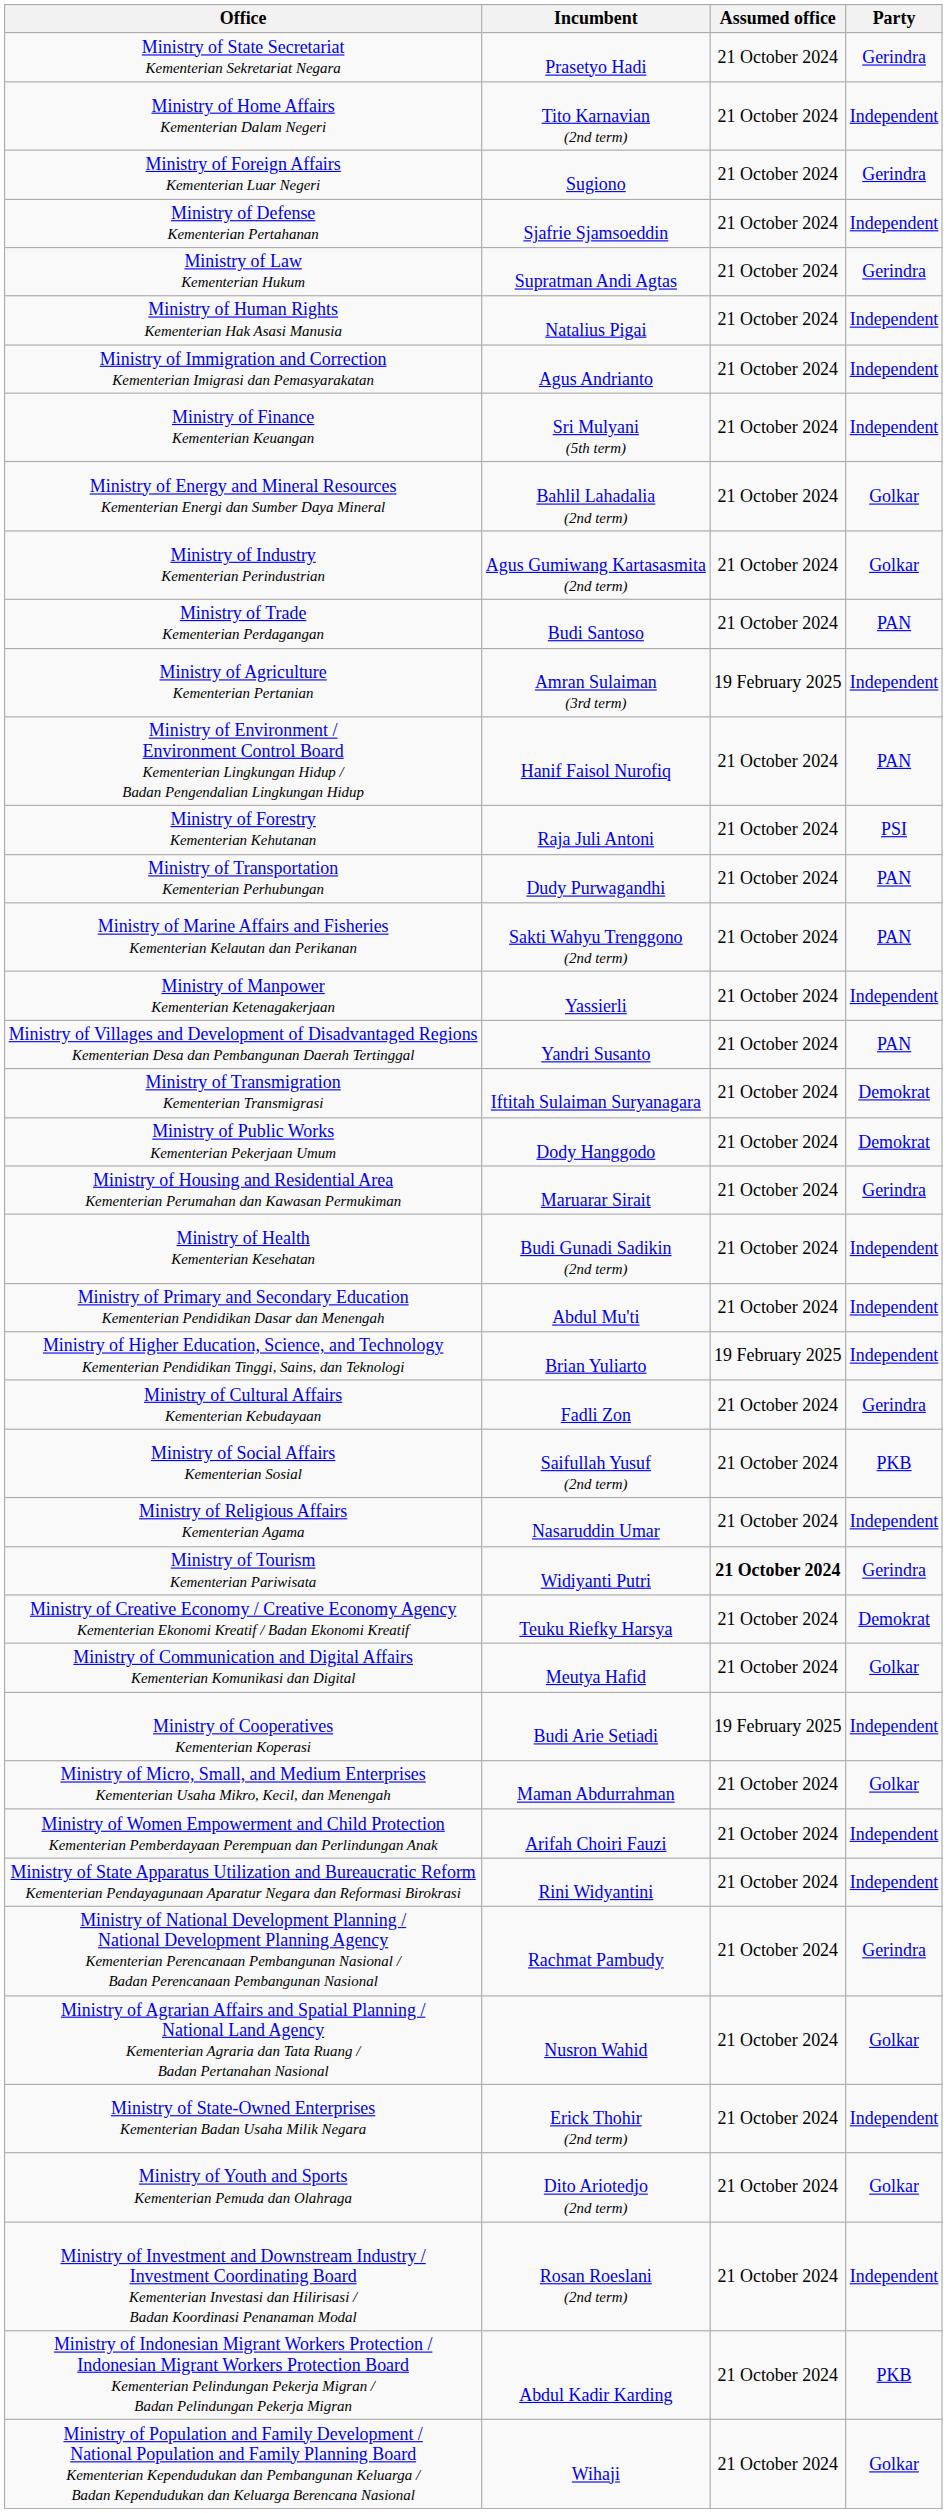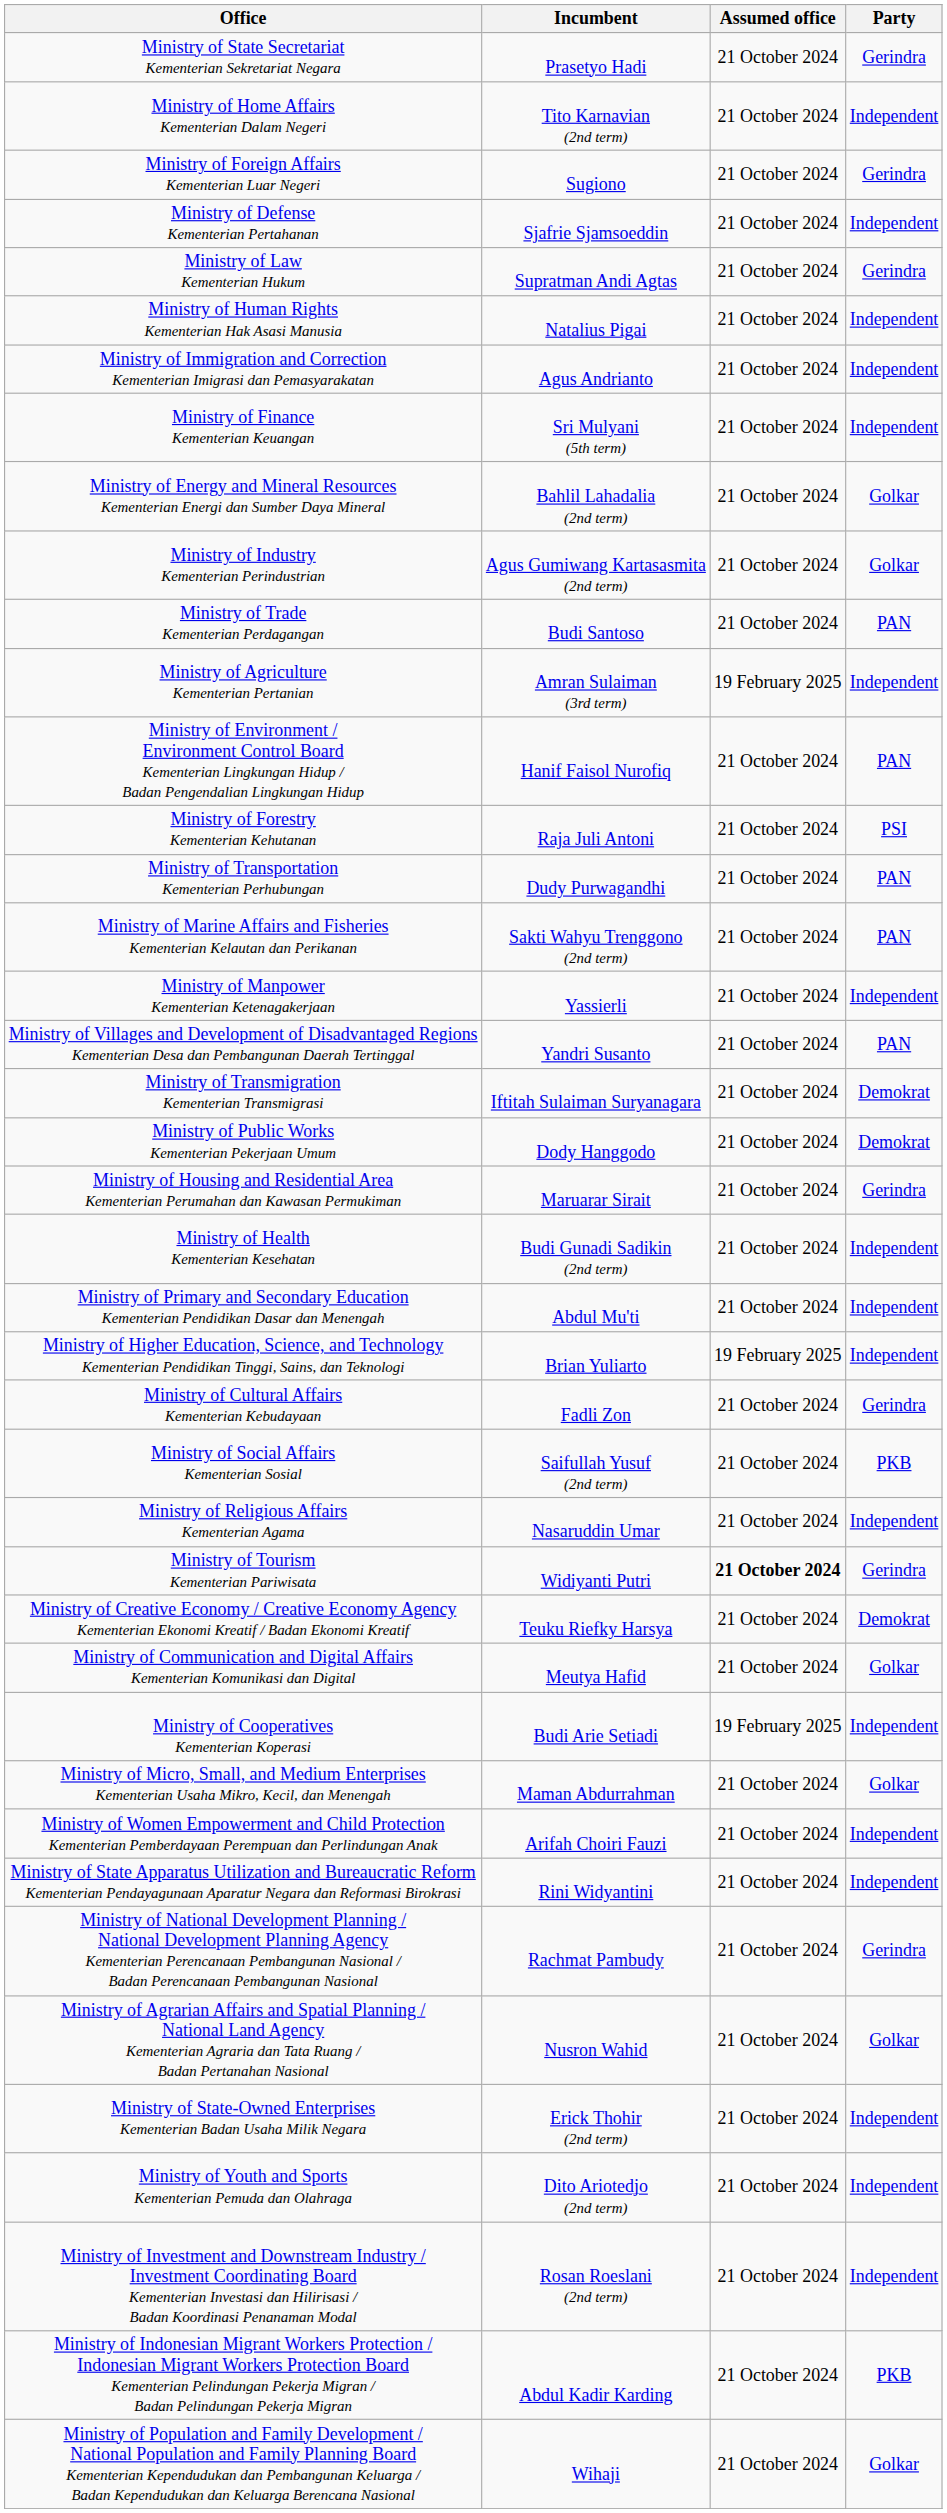(894, 2187) Golkar -> (894, 2187) Independent
